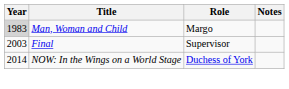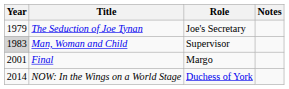+ row: (87, 28)
(199, 28) Margo -> (208, 44) Supervisor
(17, 44) 2003 -> (17, 60) 2001
(208, 44) Supervisor -> (199, 60) Margo
